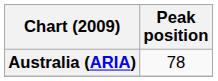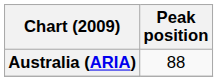(176, 62) 78 -> (176, 62) 88
